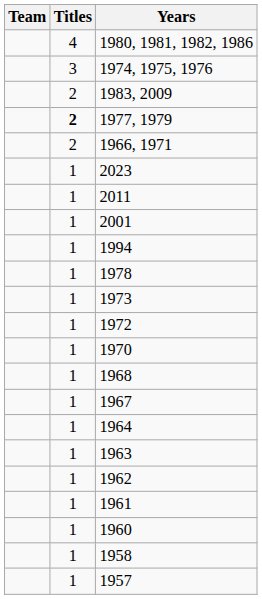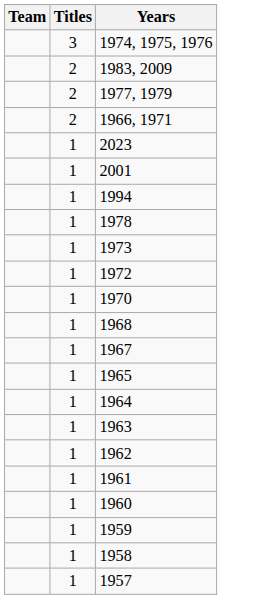- row: (176, 42)
(73, 119) bold -> (73, 94) normal
- row: (115, 196)
+ row: (116, 376)
+ row: (116, 529)
